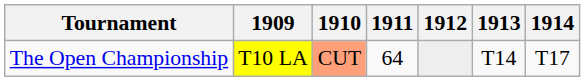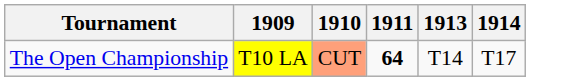- column: (445, 22)
(392, 58) normal -> (392, 58) bold
